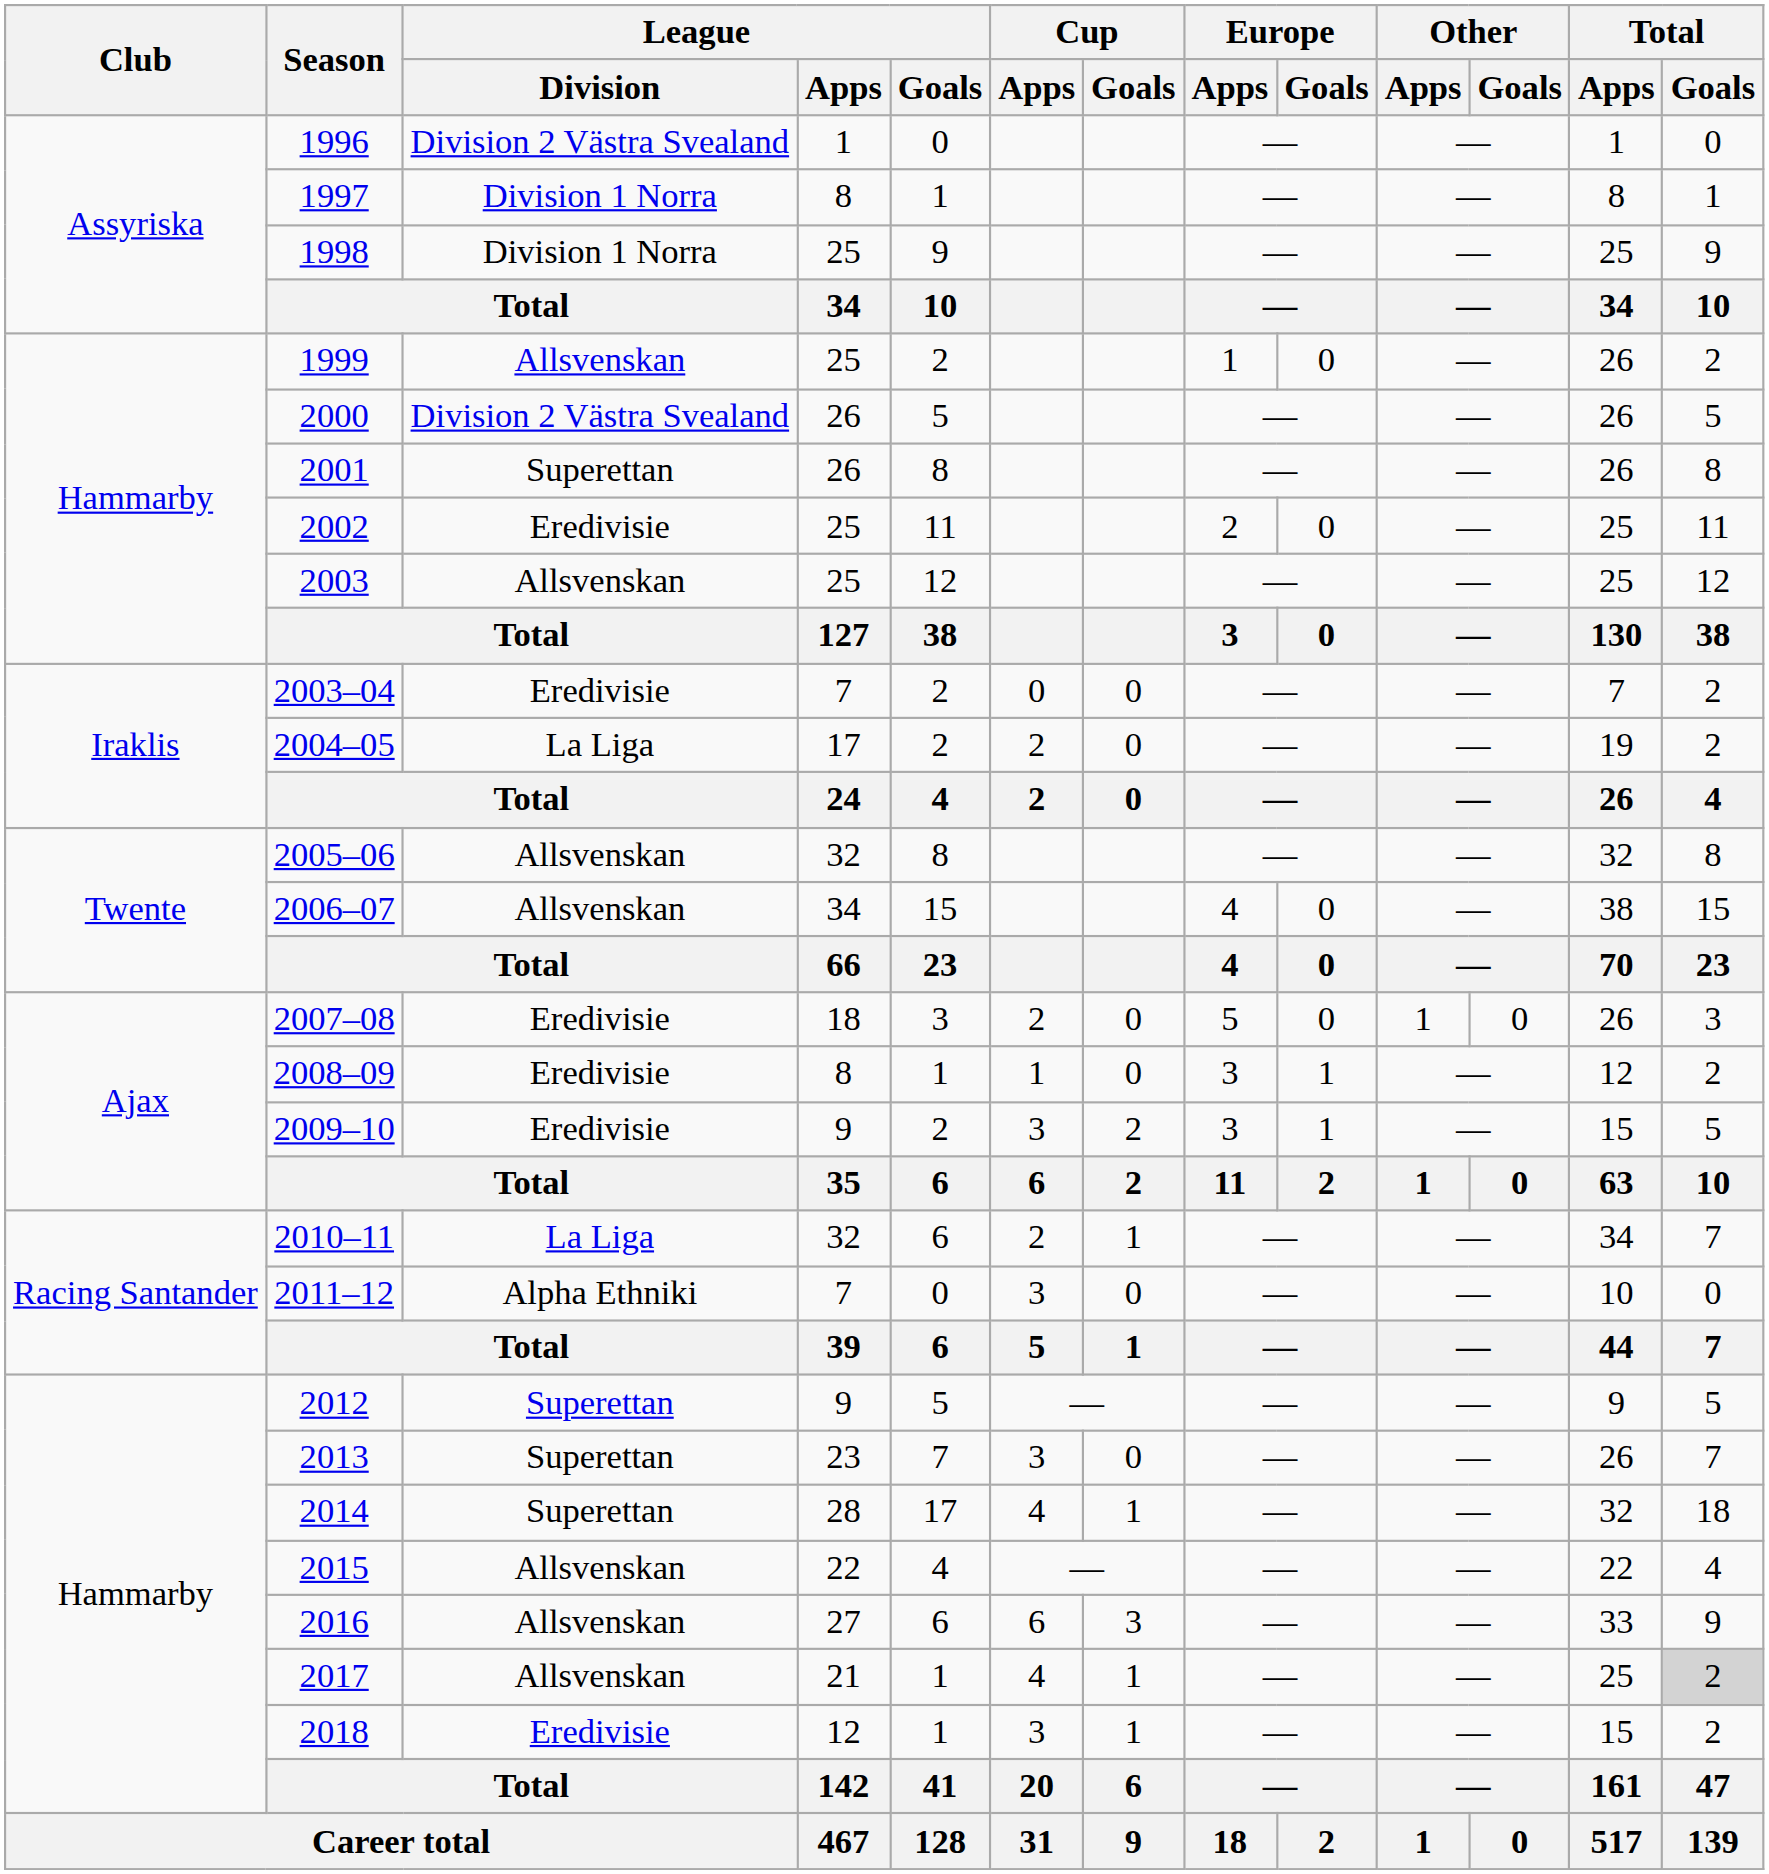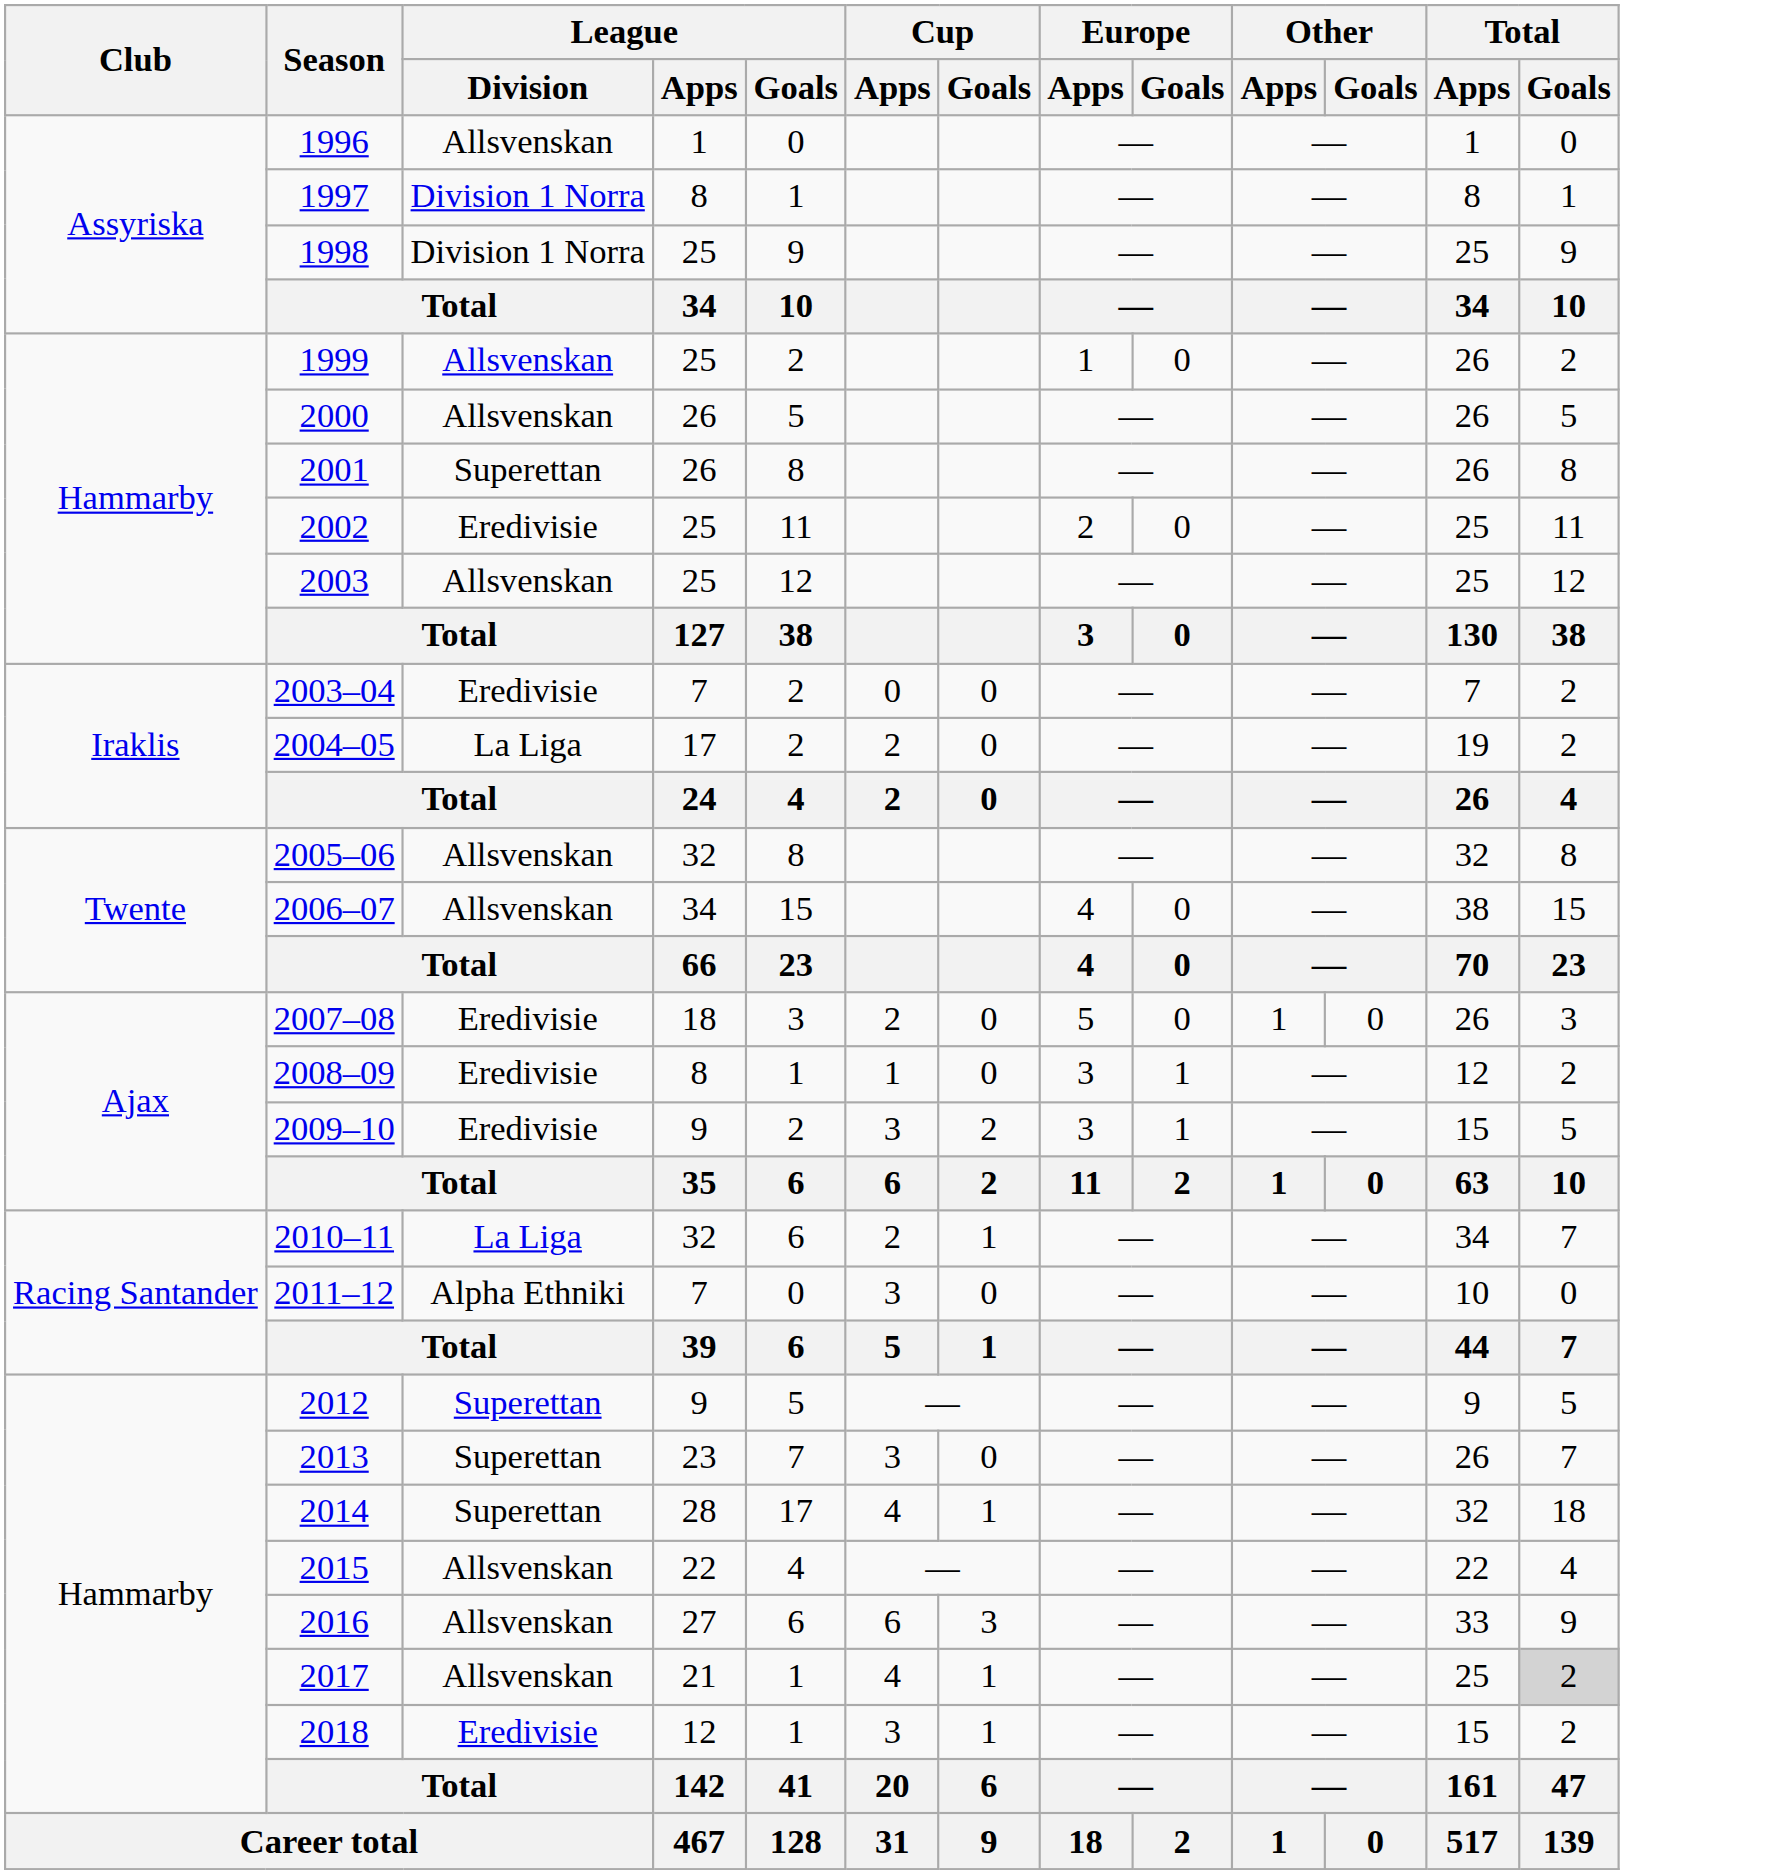(600, 141) Division 2 Västra Svealand -> (528, 141) Allsvenskan
(600, 415) Division 2 Västra Svealand -> (528, 415) Allsvenskan
